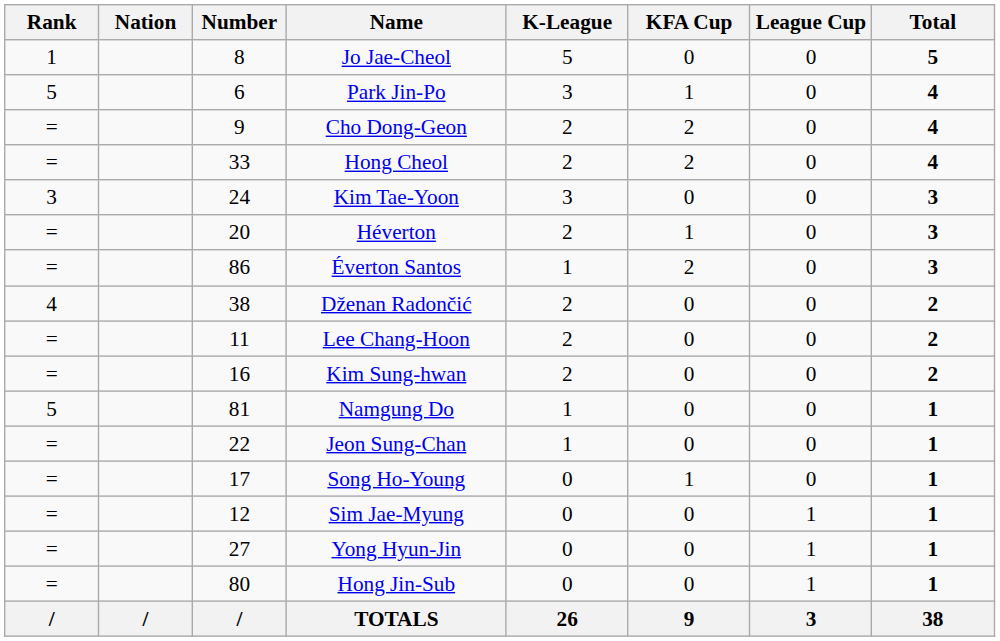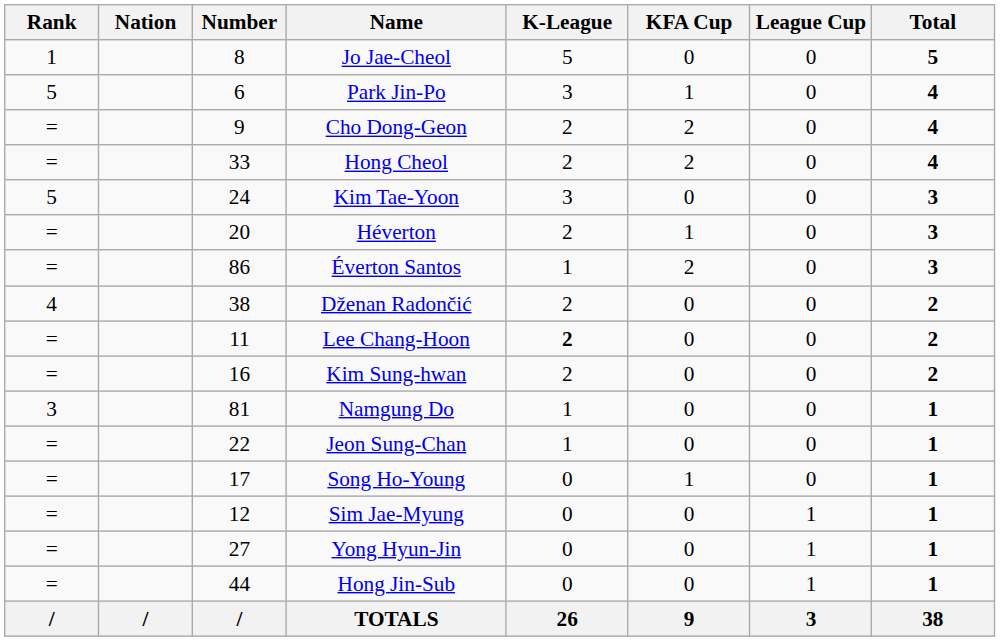(52, 197) 3 -> (52, 197) 5
(567, 338) normal -> (567, 338) bold
(52, 408) 5 -> (52, 408) 3
(239, 583) 80 -> (239, 583) 44
